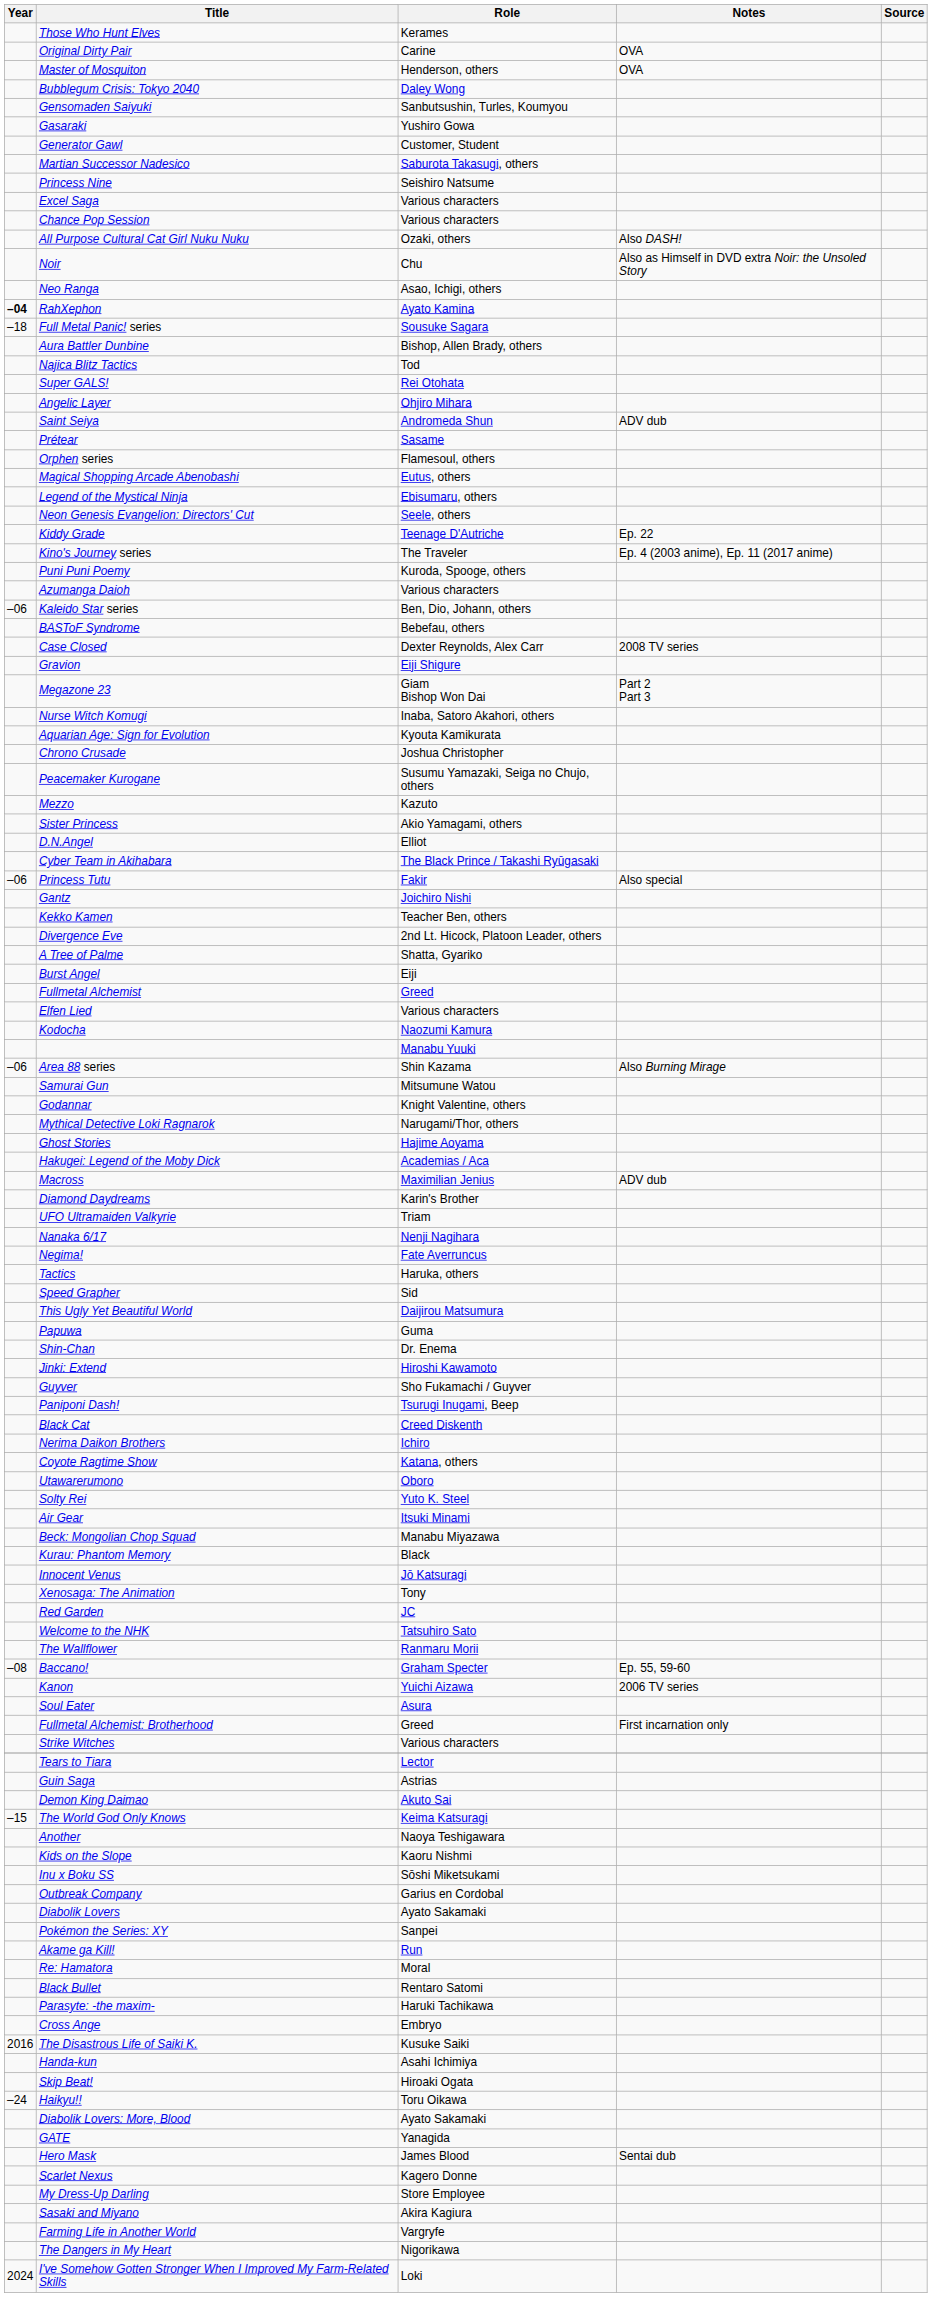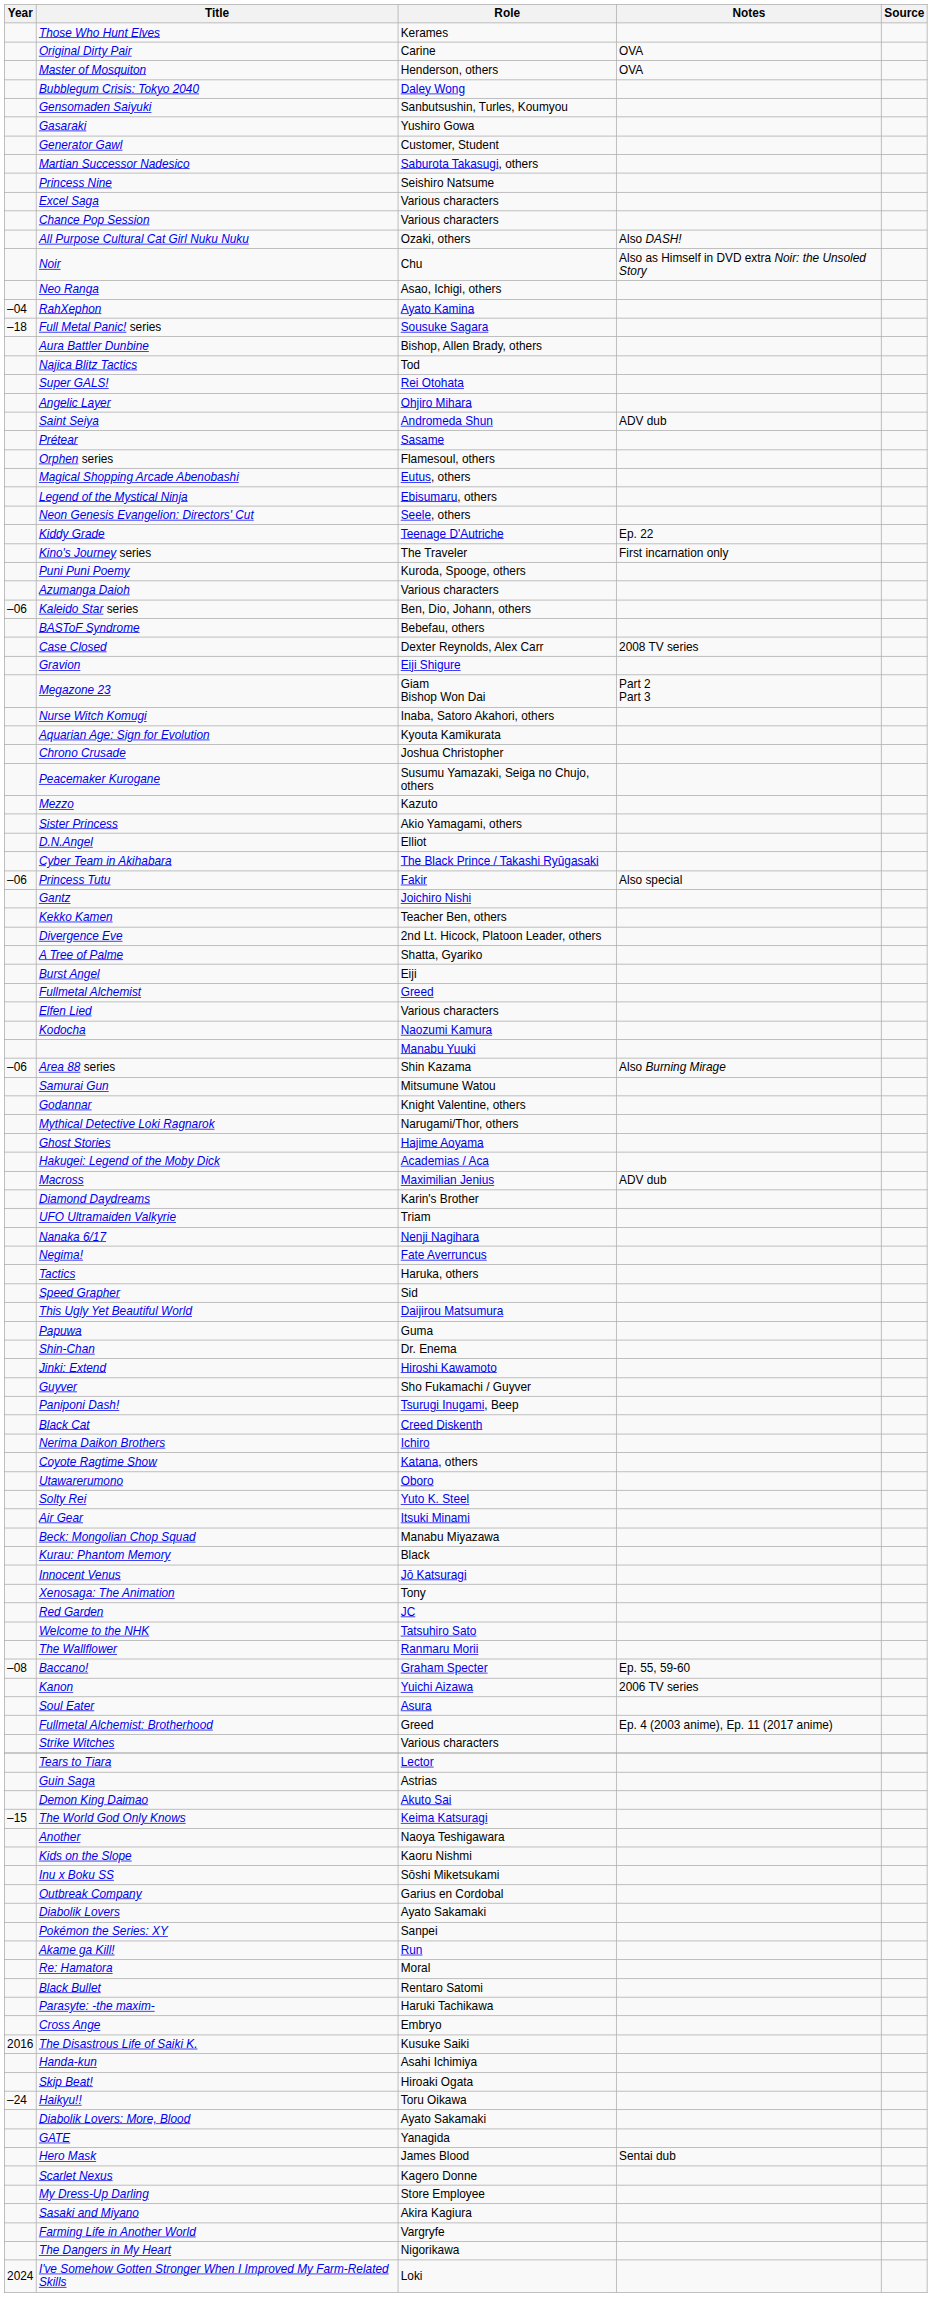(17, 308) bold -> (17, 308) normal
(726, 552) Ep. 4 (2003 anime), Ep. 11 (2017 anime) -> (674, 552) First incarnation only
(674, 1725) First incarnation only -> (726, 1725) Ep. 4 (2003 anime), Ep. 11 (2017 anime)
